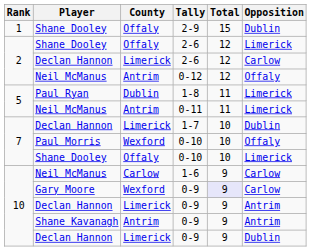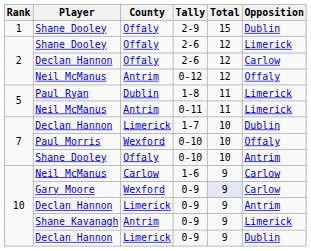(147, 61) Limerick -> (141, 61) Offaly
(268, 157) Limerick -> (262, 157) Antrim
(262, 222) Antrim -> (268, 222) Limerick
